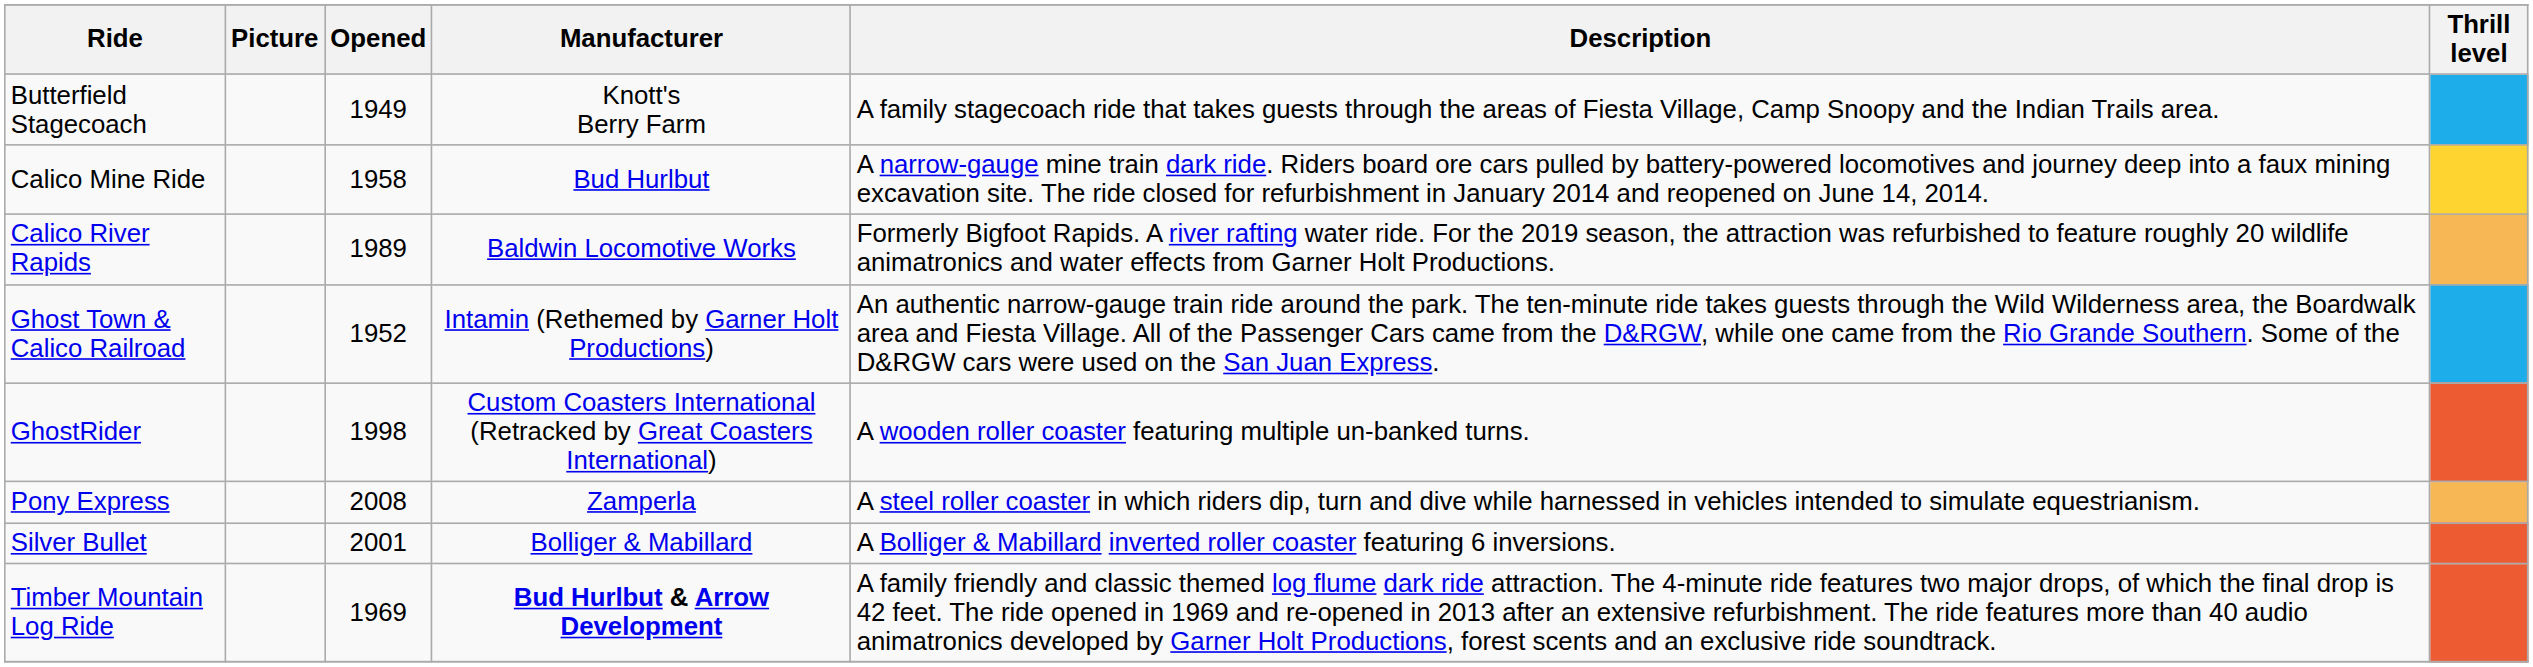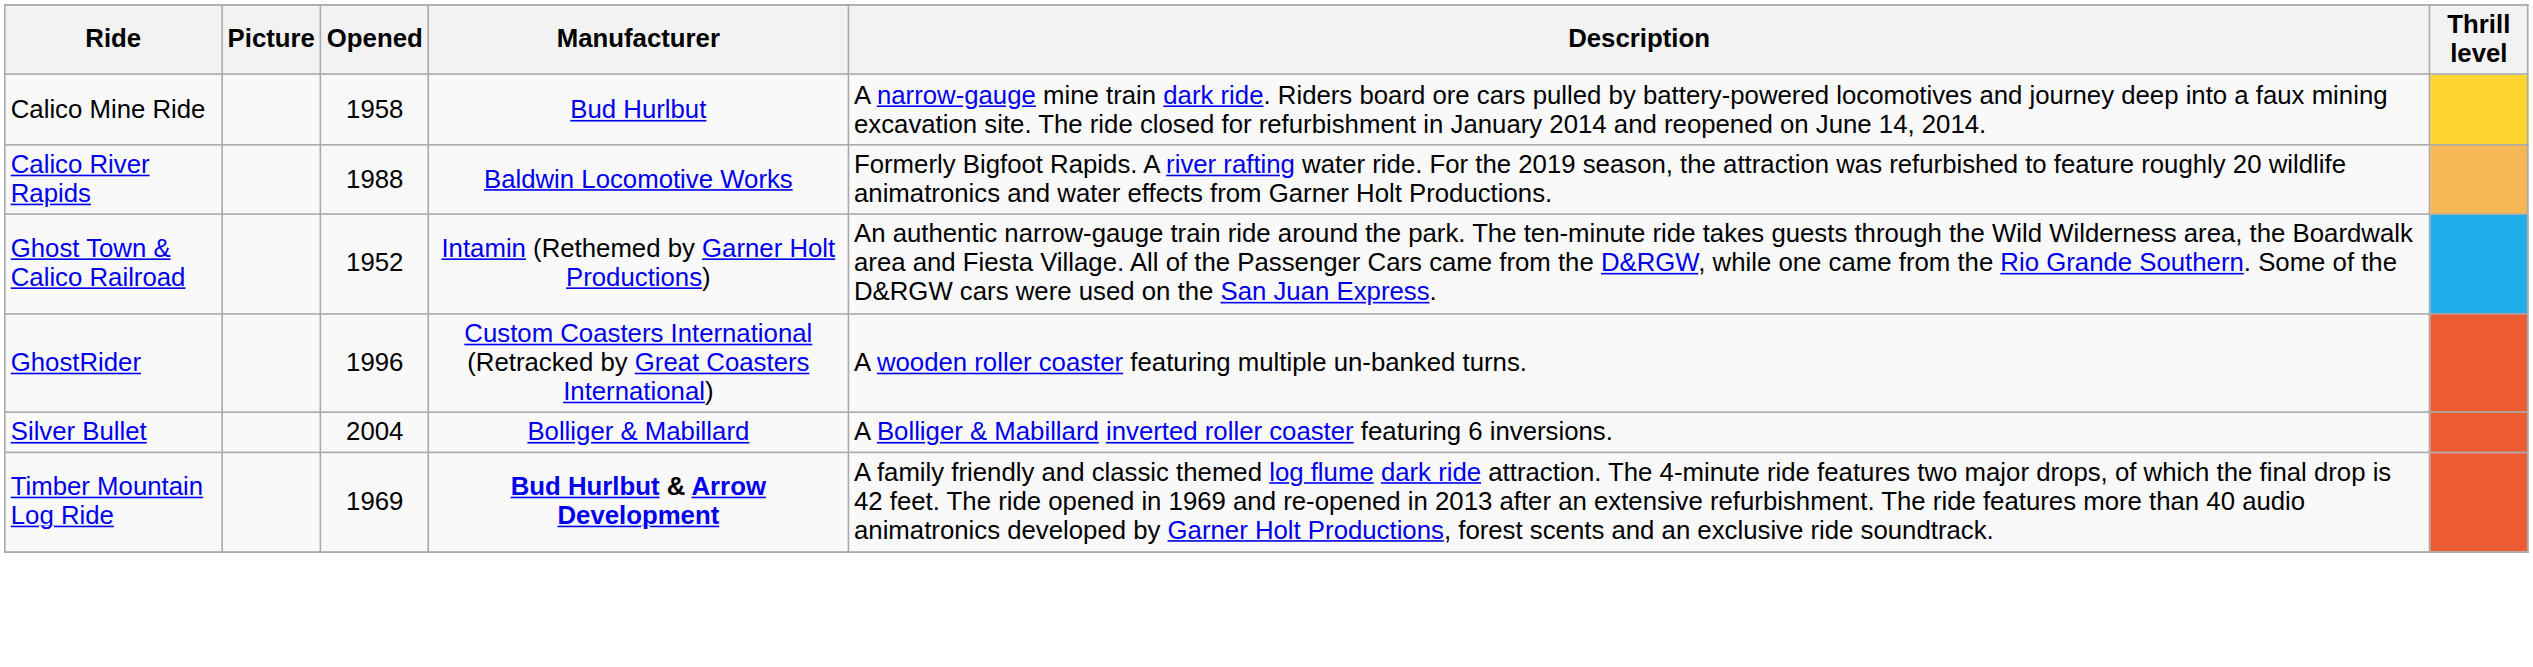- row: (79, 109)
(378, 248) 1989 -> (375, 179) 1988
(378, 432) 1998 -> (375, 362) 1996
- row: (90, 501)
(378, 542) 2001 -> (375, 432) 2004
